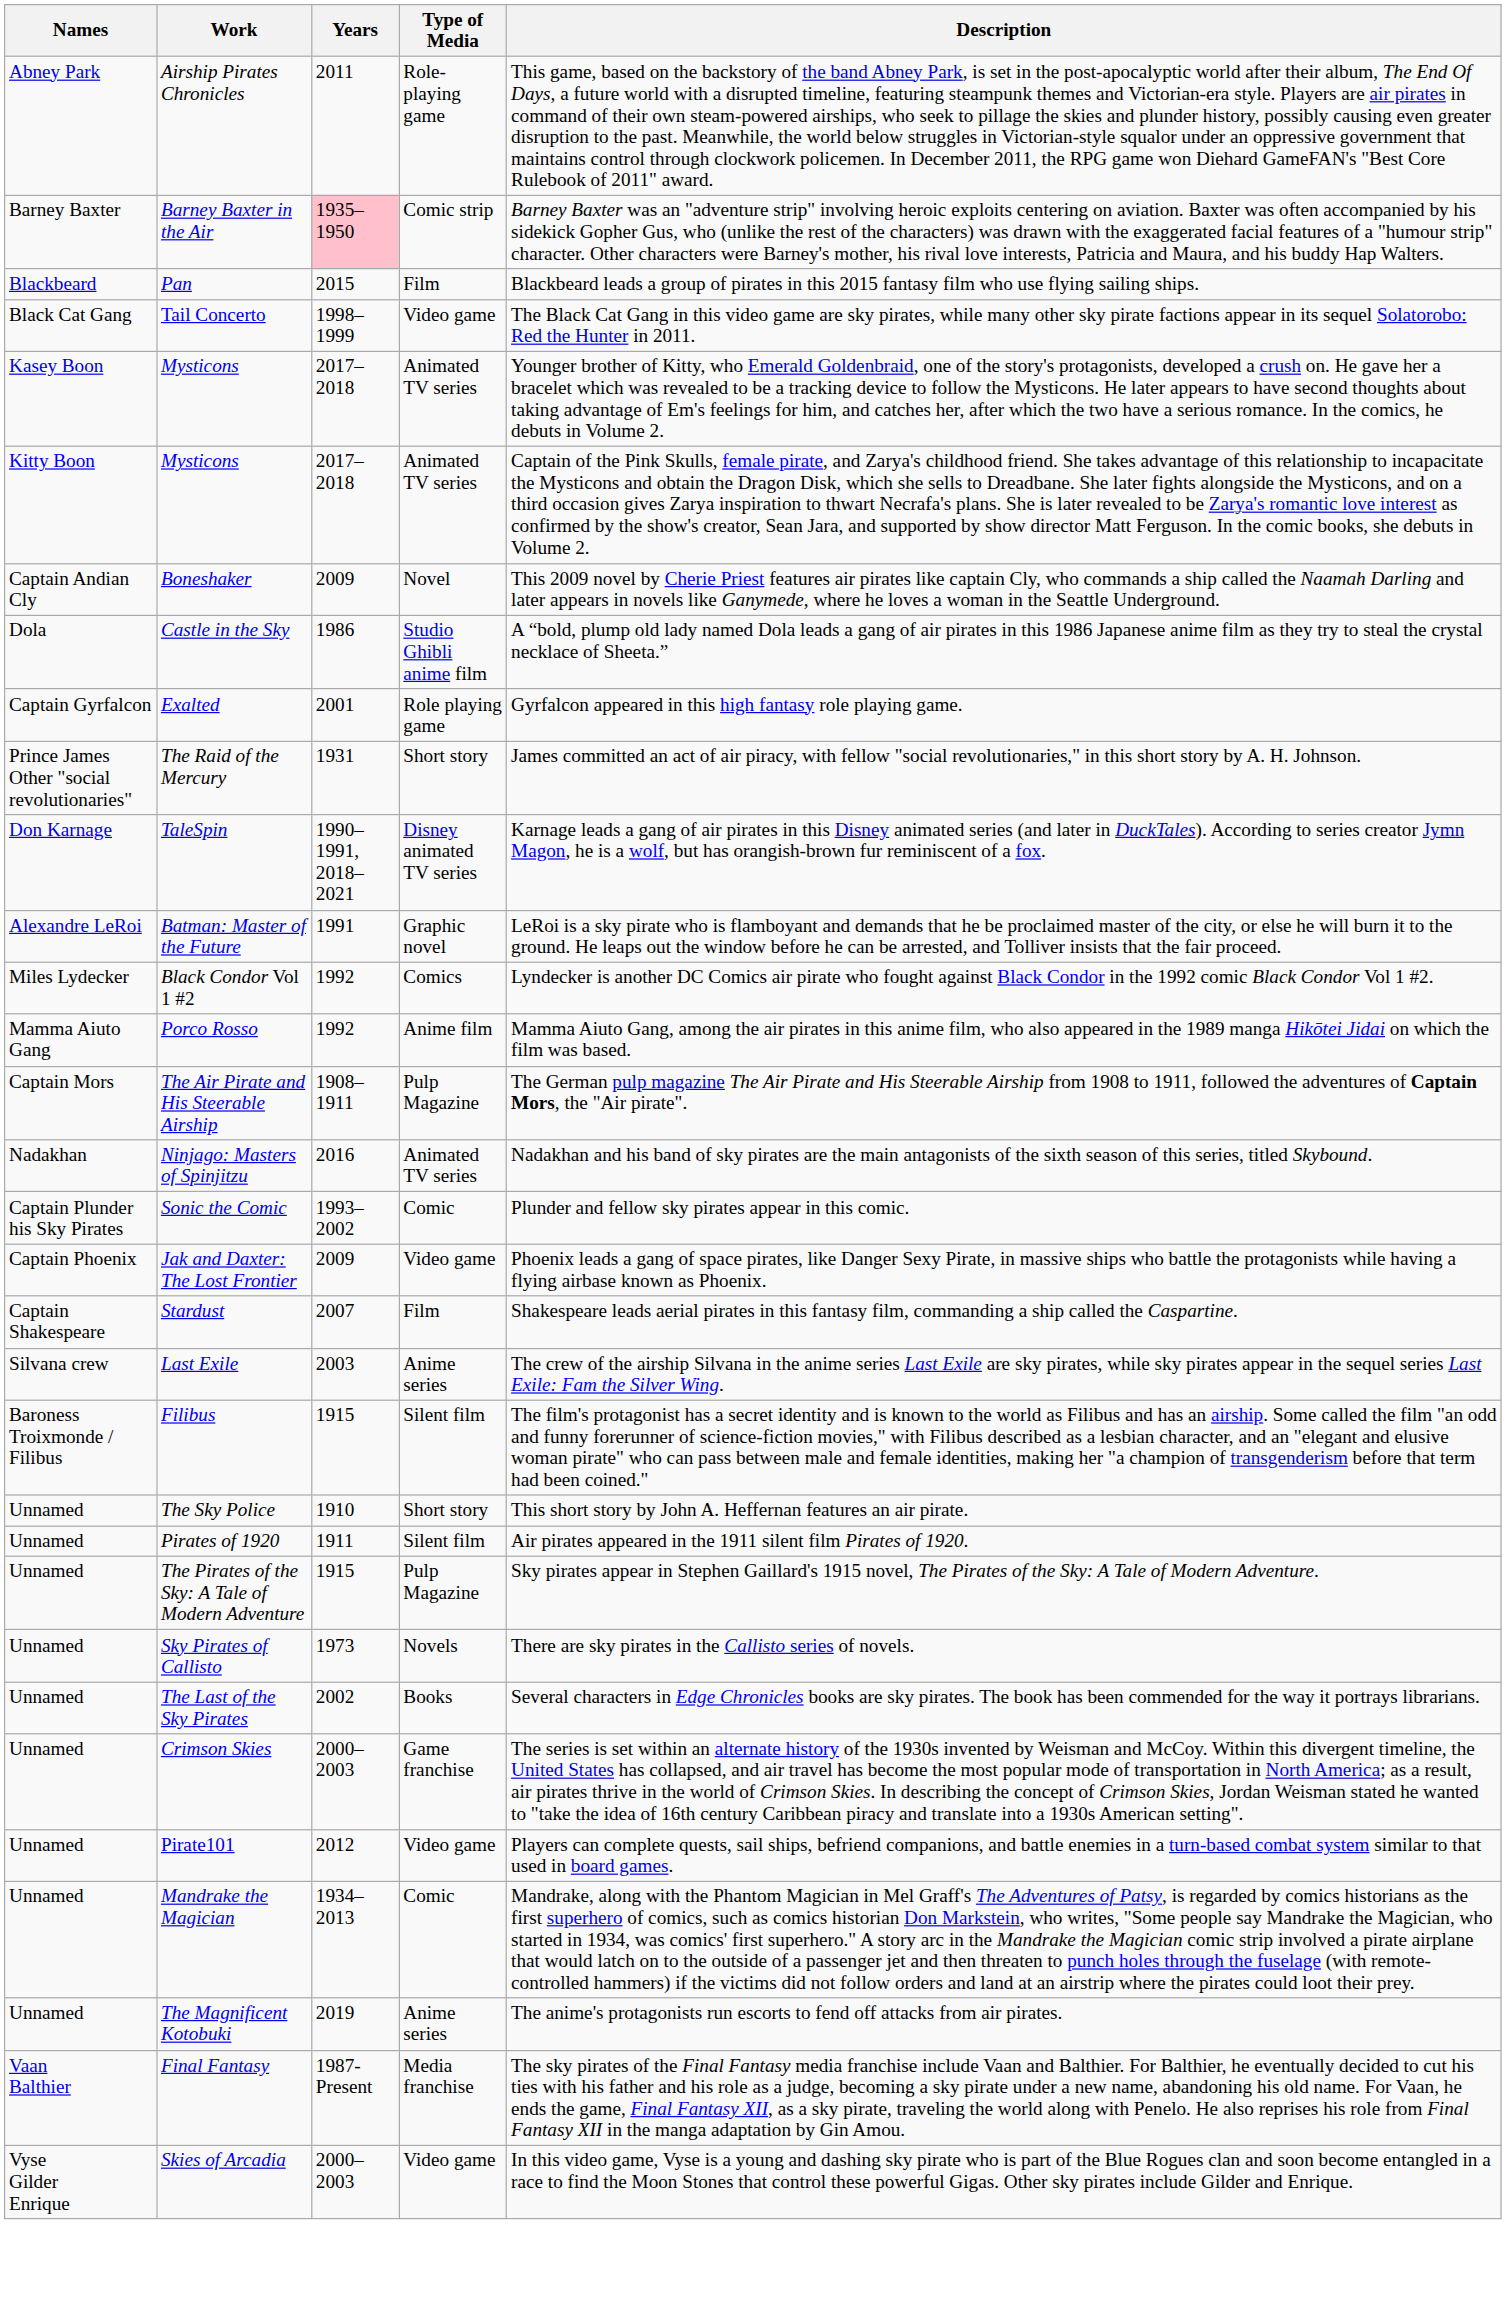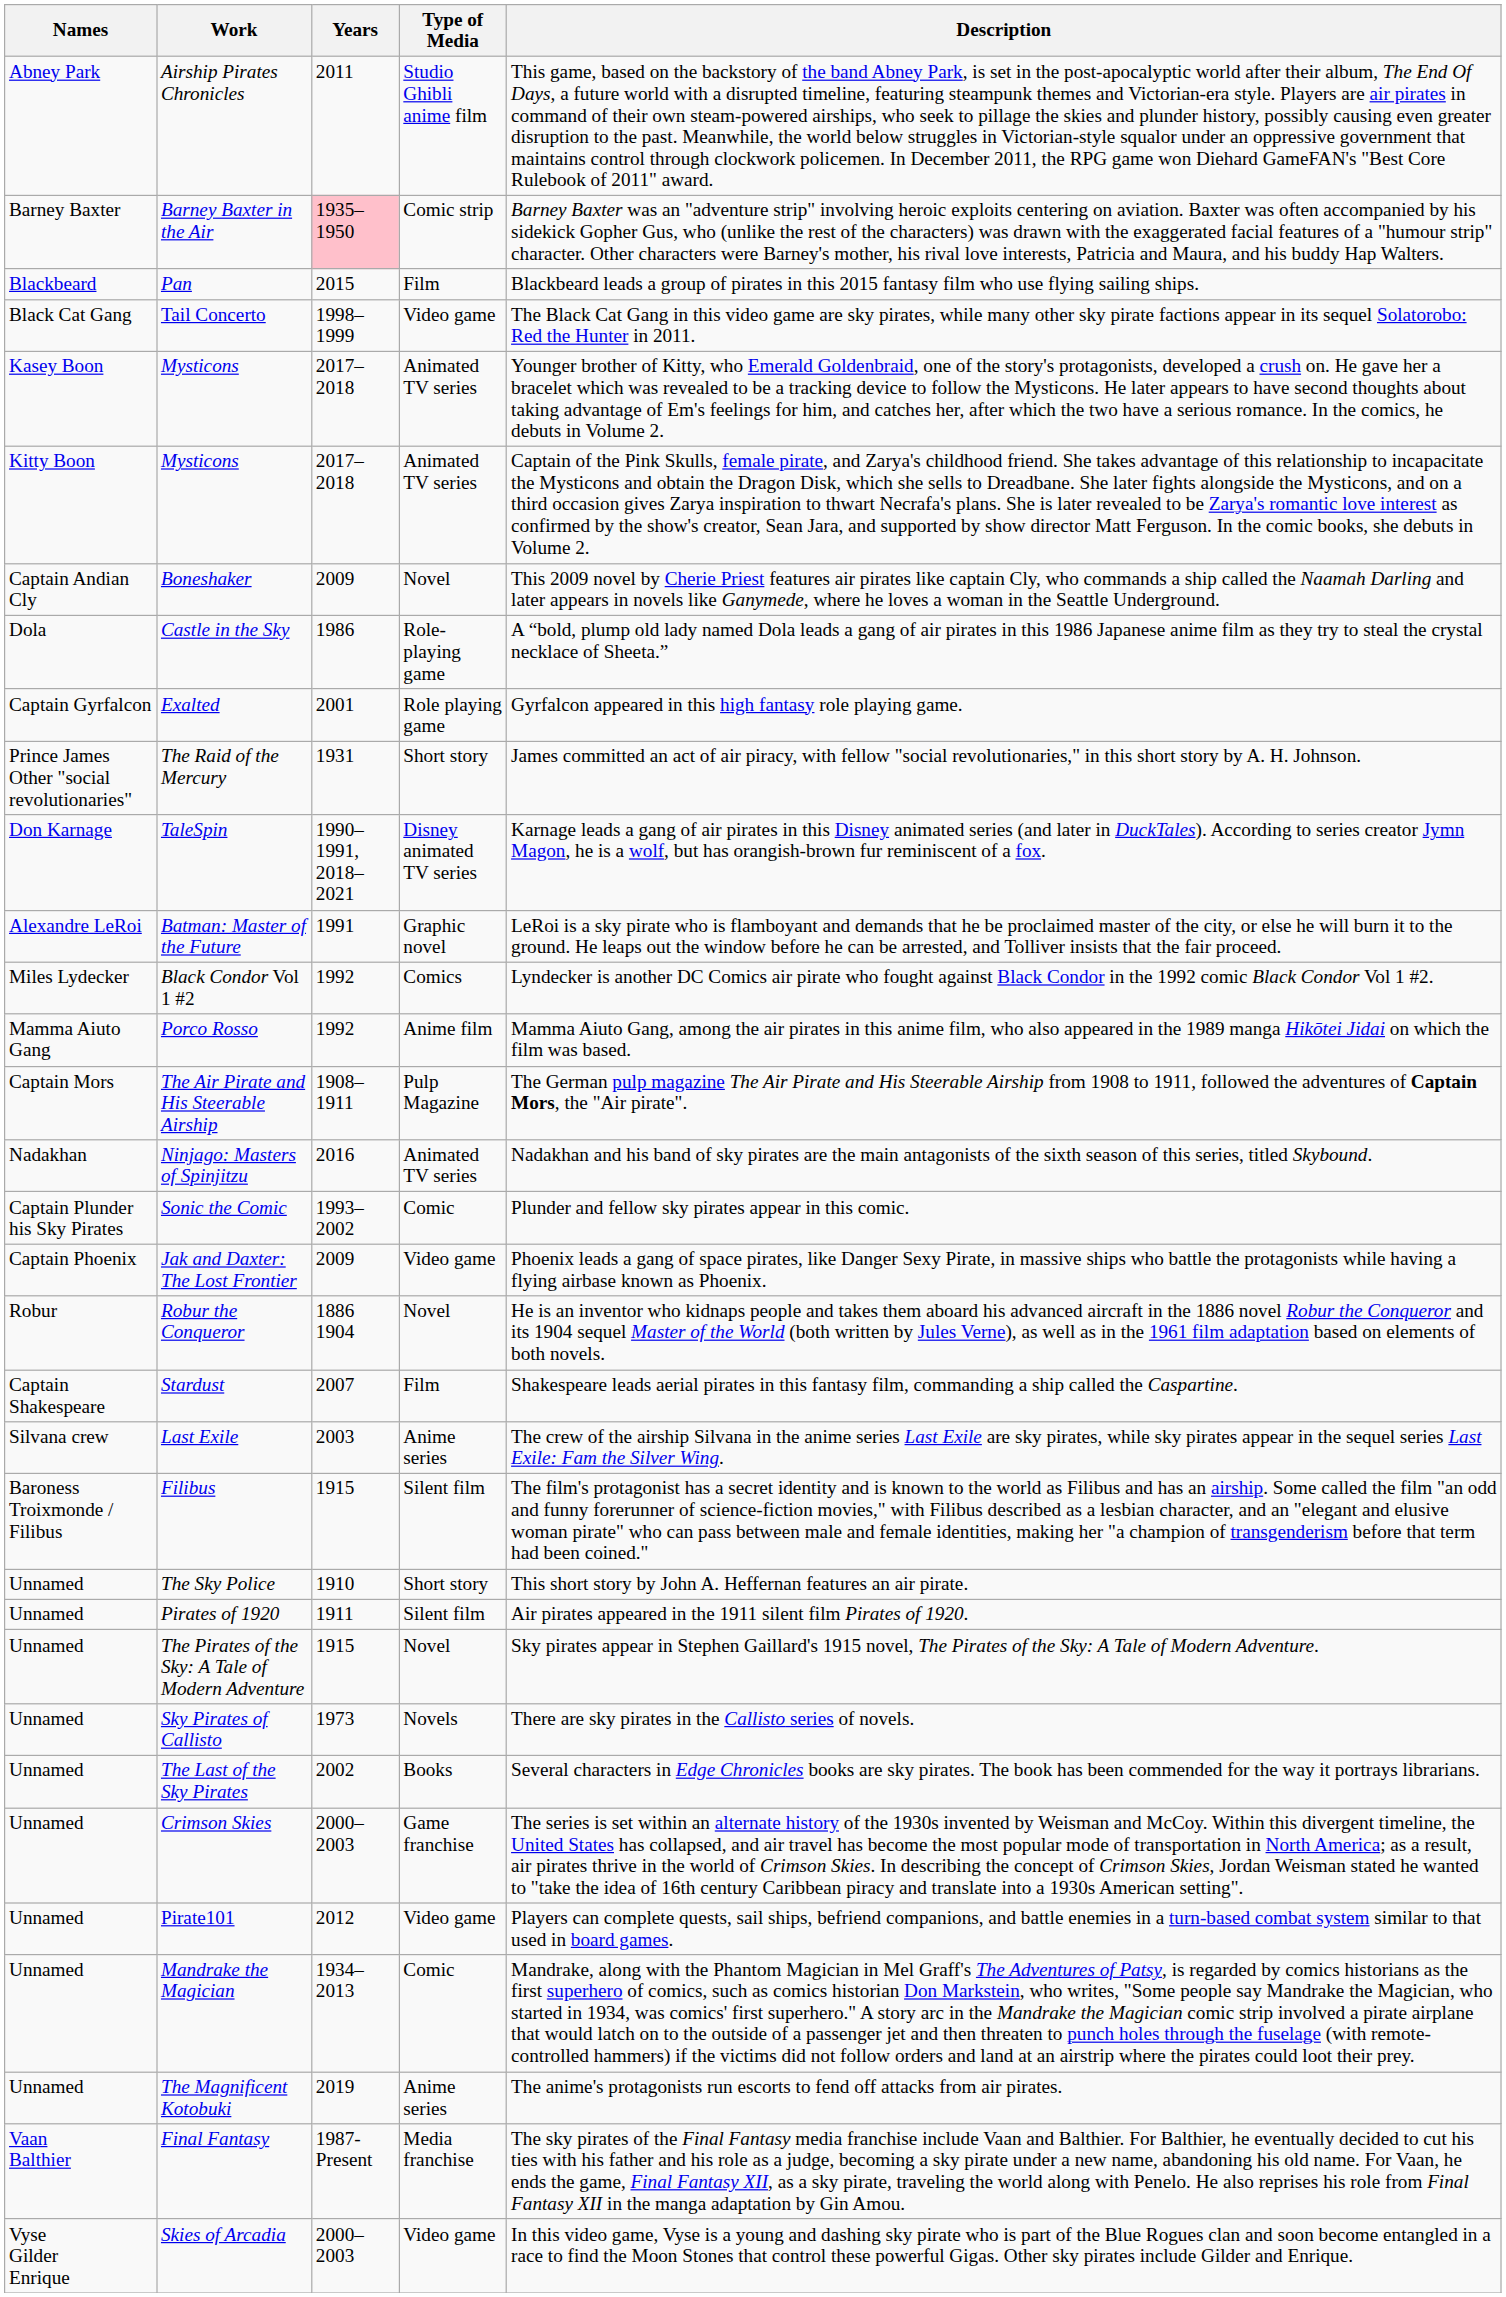(432, 93) Role-playing game -> (445, 93) Studio Ghibli anime film
(445, 652) Studio Ghibli anime film -> (432, 652) Role-playing game
+ row: (33, 1311)
(441, 1582) Pulp Magazine -> (427, 1644) Novel
